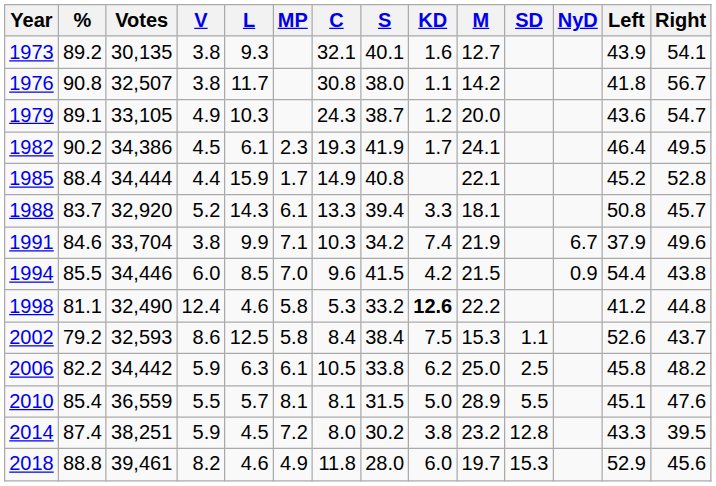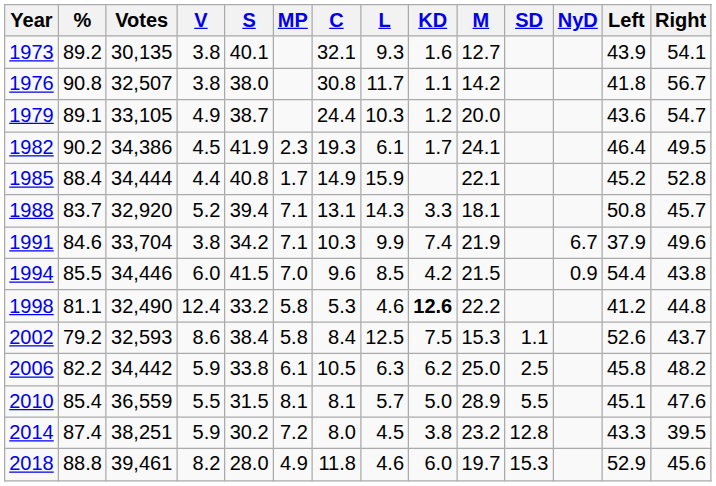columns swapped: (385, 20) <-> (249, 20)
(336, 115) 24.3 -> (336, 115) 24.4
(294, 210) 6.1 -> (294, 210) 7.1
(336, 210) 13.3 -> (336, 210) 13.1
